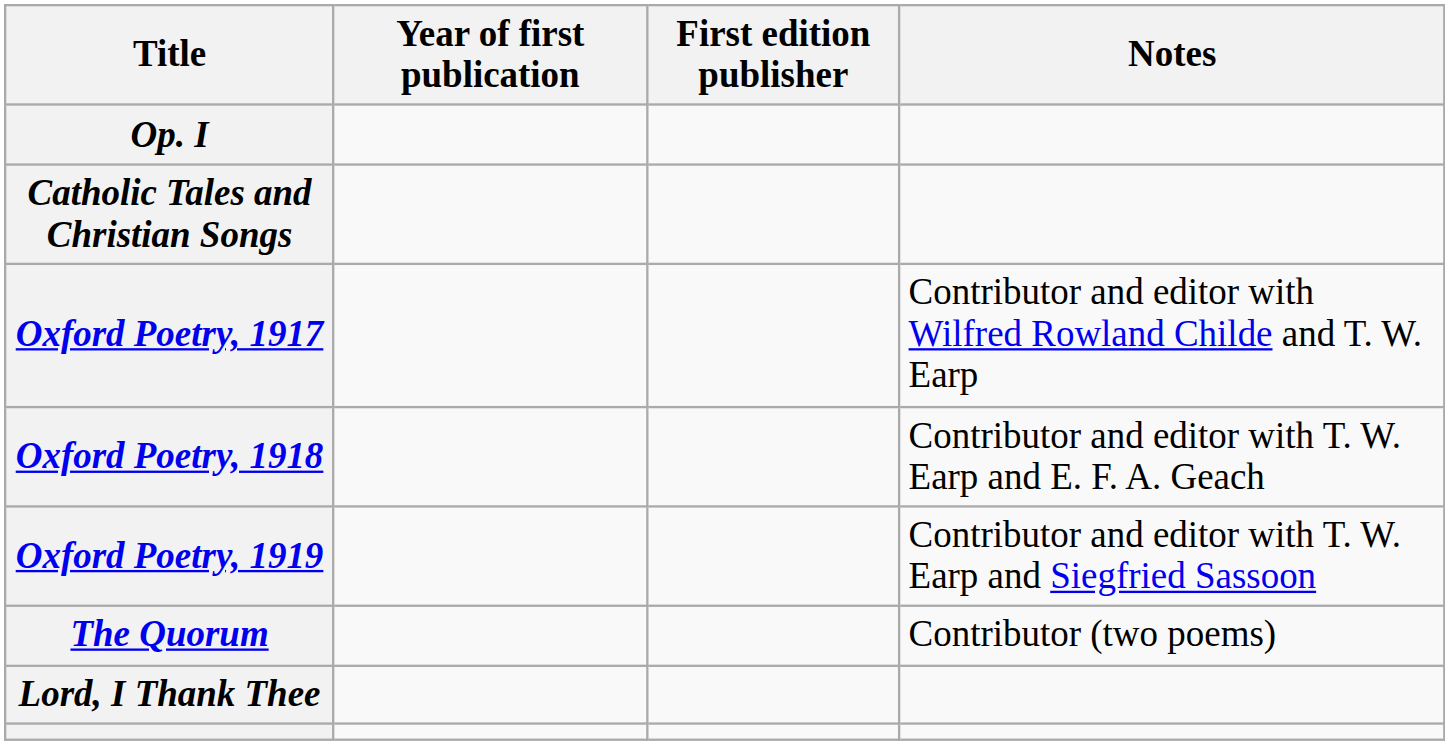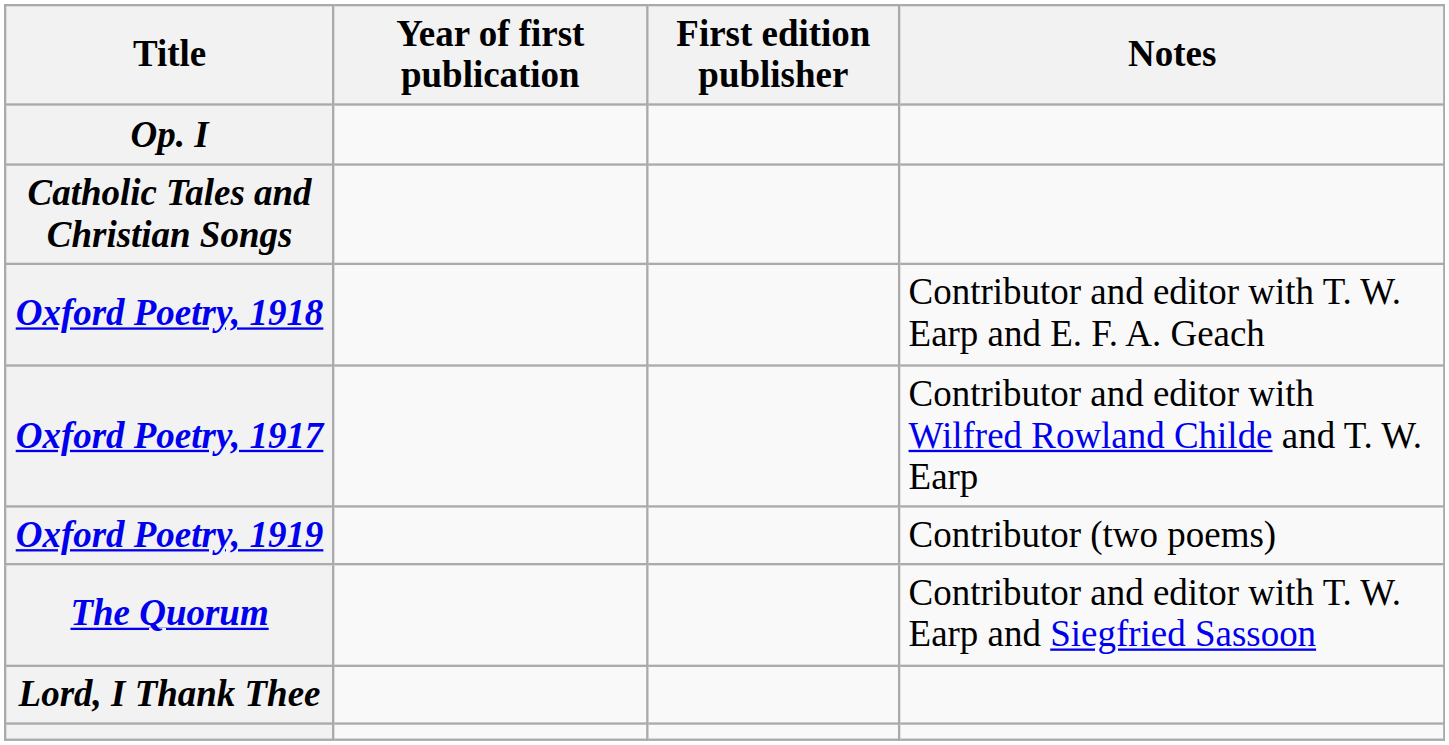rows swapped: (170, 334) <-> (170, 455)
(1155, 555) Contributor and editor with T. W. Earp and Siegfried Sassoon -> (1092, 534) Contributor (two poems)
(1092, 634) Contributor (two poems) -> (1155, 614) Contributor and editor with T. W. Earp and Siegfried Sassoon
